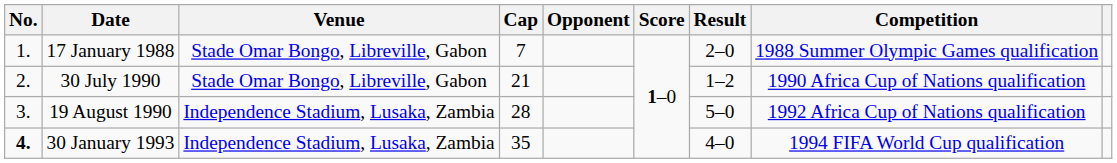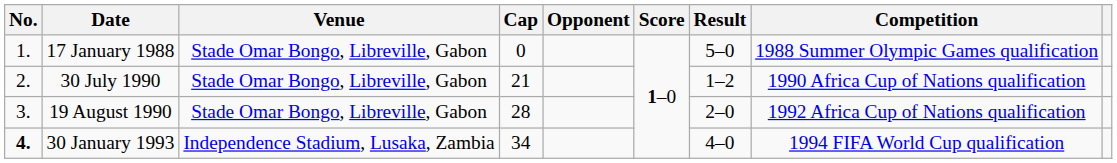(521, 50) 7 -> (521, 50) 0
(720, 50) 2–0 -> (720, 50) 5–0
(339, 111) Independence Stadium, Lusaka, Zambia -> (339, 111) Stade Omar Bongo, Libreville, Gabon
(720, 111) 5–0 -> (720, 111) 2–0
(521, 142) 35 -> (521, 142) 34
